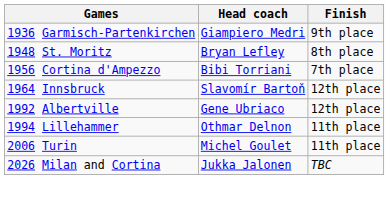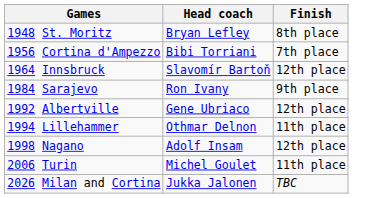- row: (101, 33)
+ row: (52, 89)
+ row: (46, 146)
